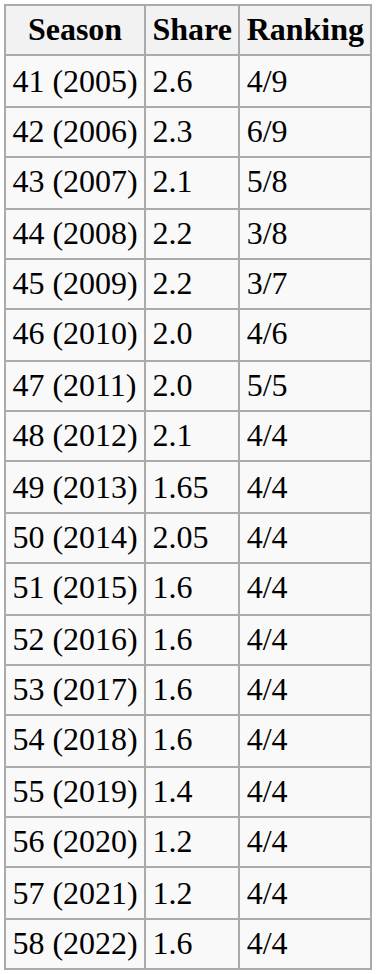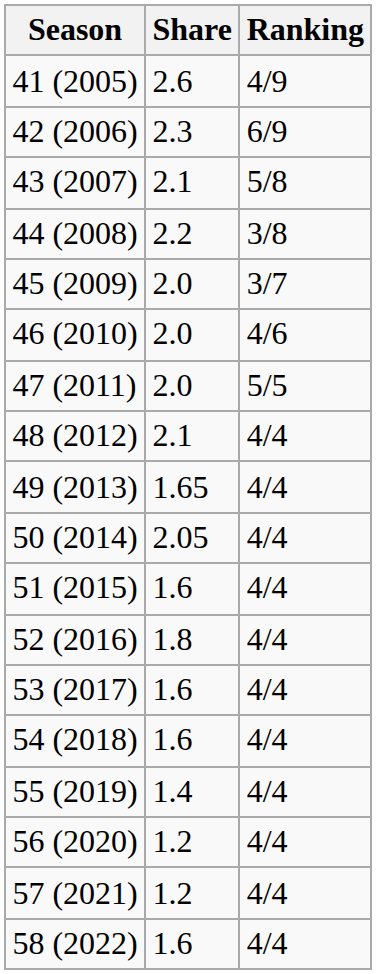(172, 283) 2.2 -> (172, 283) 2.0
(172, 638) 1.6 -> (172, 638) 1.8
